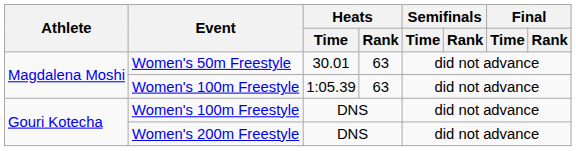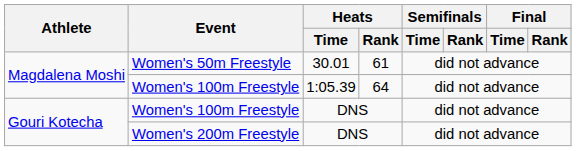(381, 63) 63 -> (381, 63) 61
(381, 87) 63 -> (381, 87) 64
